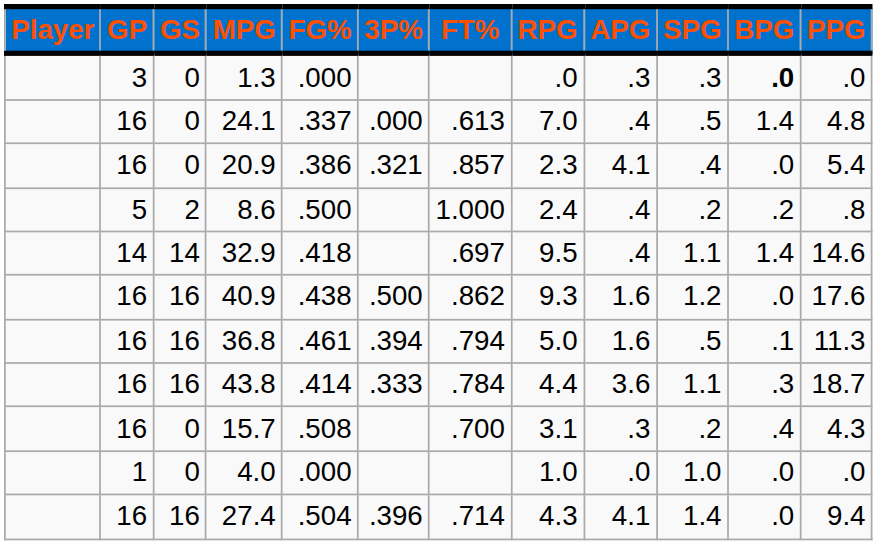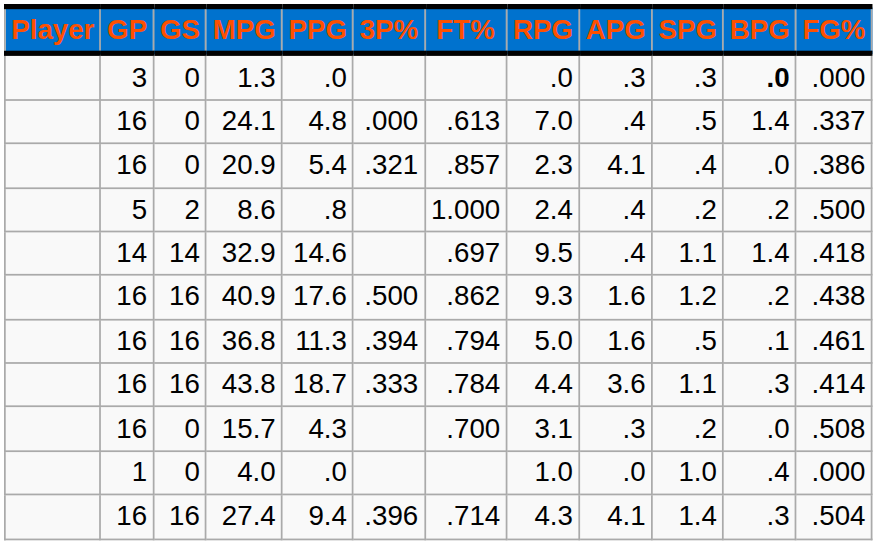columns swapped: (320, 29) <-> (836, 29)
(783, 296) .0 -> (778, 296) .2
(783, 428) .4 -> (778, 428) .0
(783, 472) .0 -> (778, 472) .4
(783, 516) .0 -> (778, 516) .3
